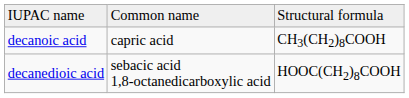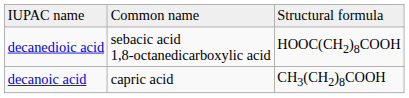rows swapped: (47, 40) <-> (56, 73)
